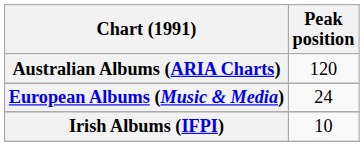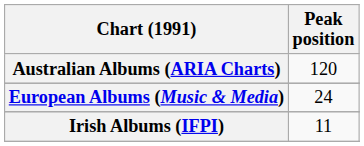(323, 126) 10 -> (323, 126) 11
